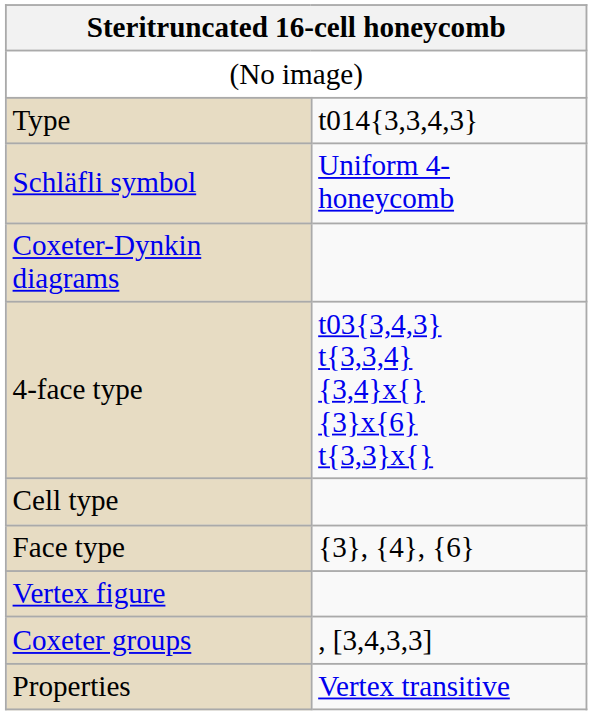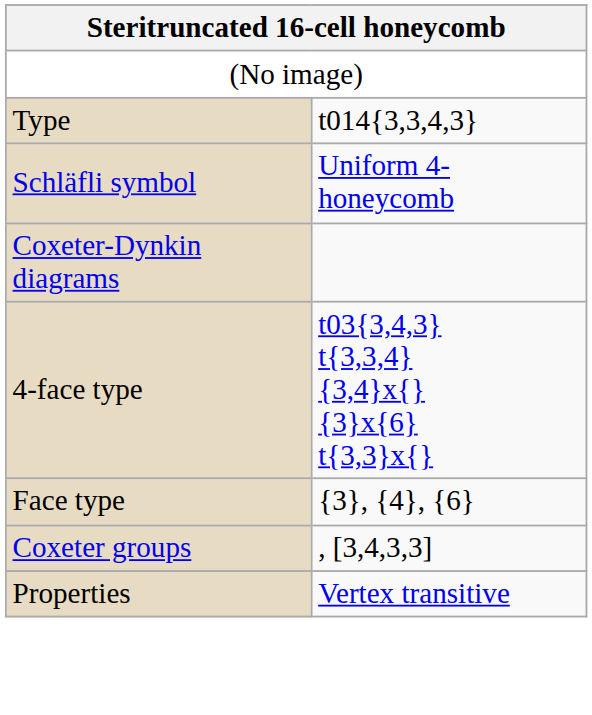- row: (66, 501)
- row: (89, 593)
